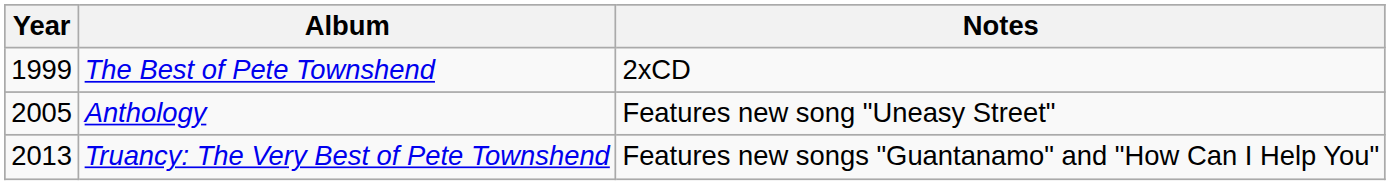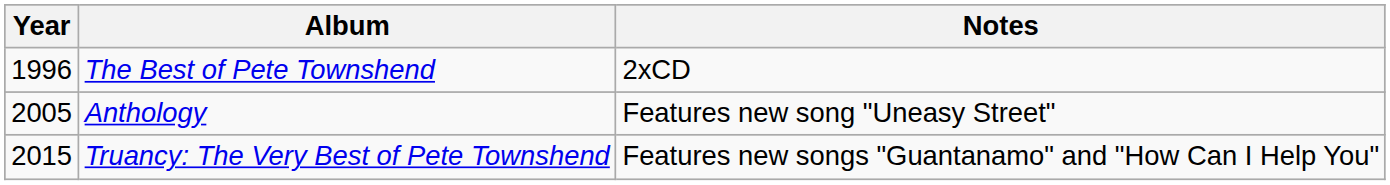(42, 69) 1999 -> (42, 69) 1996
(42, 156) 2013 -> (42, 156) 2015
